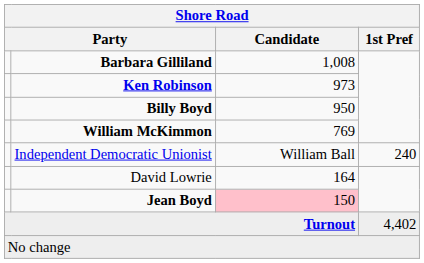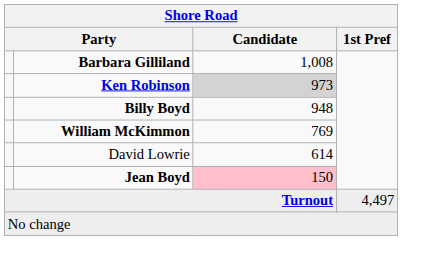(344, 85) no background -> (322, 85) lightgrey background
(344, 108) 950 -> (322, 108) 948
- row: (113, 154)
(344, 177) 164 -> (322, 154) 614
(400, 223) 4,402 -> (378, 200) 4,497
